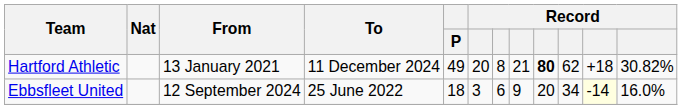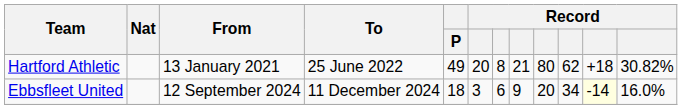(374, 66) 11 December 2024 -> (355, 66) 25 June 2022
(546, 66) bold -> (546, 66) normal
(355, 91) 25 June 2022 -> (374, 91) 11 December 2024
